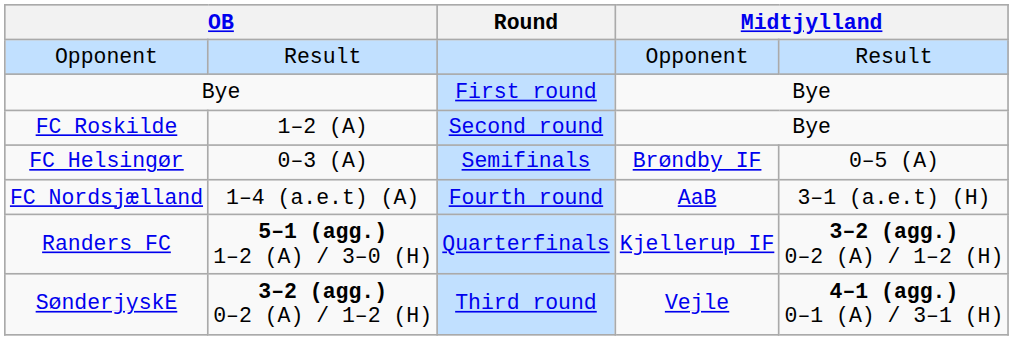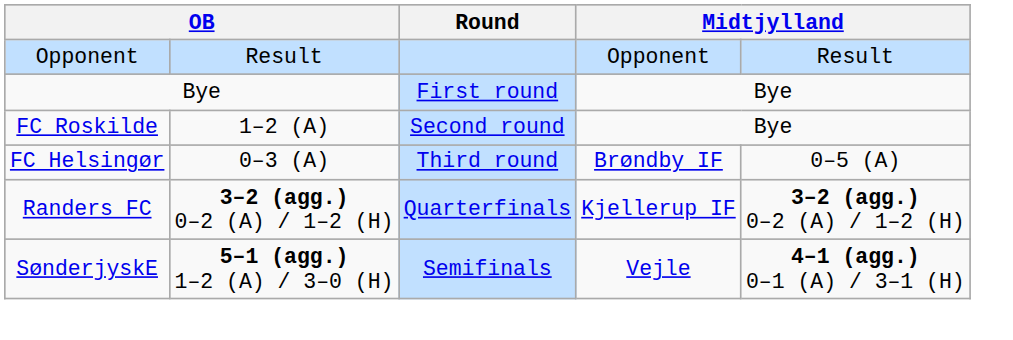(526, 162) Semifinals -> (487, 162) Third round
- row: (106, 197)
(323, 244) 5–1 (agg.) 1–2 (A) / 3–0 (H) -> (284, 209) 3–2 (agg.) 0–2 (A) / 1–2 (H)
(323, 304) 3–2 (agg.) 0–2 (A) / 1–2 (H) -> (284, 269) 5–1 (agg.) 1–2 (A) / 3–0 (H)
(526, 304) Third round -> (487, 269) Semifinals
